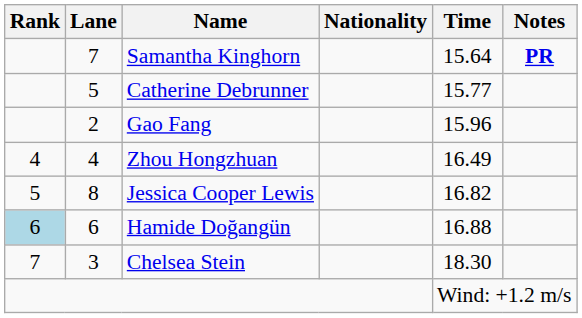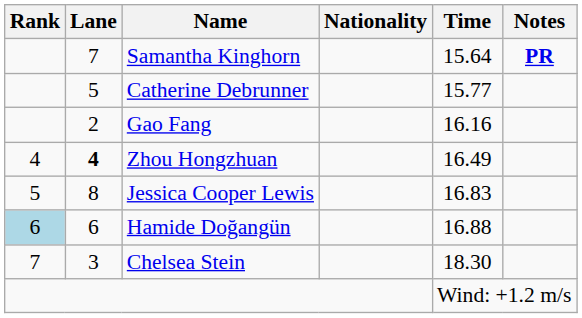(467, 124) 15.96 -> (467, 124) 16.16
(93, 158) normal -> (93, 158) bold
(467, 192) 16.82 -> (467, 192) 16.83
